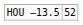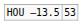(70, 12) 52 -> (70, 12) 53
